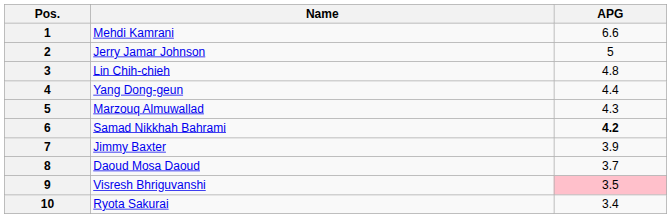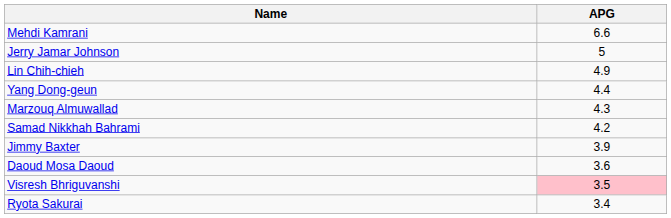- column: (47, 14)
(610, 71) 4.8 -> (602, 71) 4.9
(610, 128) bold -> (602, 128) normal
(610, 166) 3.7 -> (602, 166) 3.6
